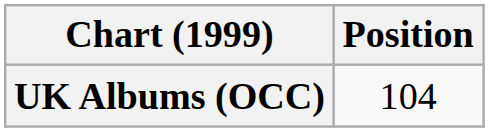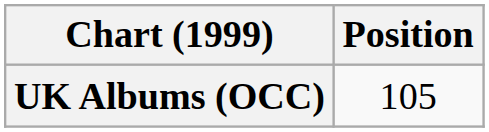(408, 95) 104 -> (408, 95) 105
